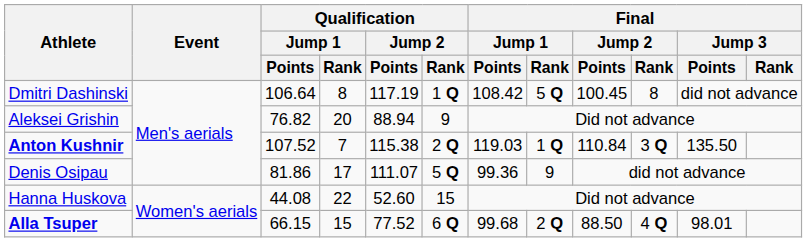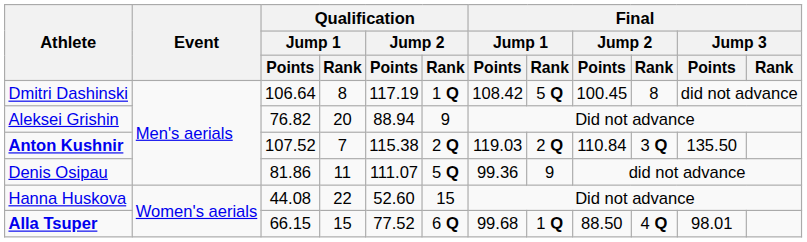(550, 146) 1 Q -> (550, 146) 2 Q
(342, 172) 17 -> (342, 172) 11
(550, 224) 2 Q -> (550, 224) 1 Q
